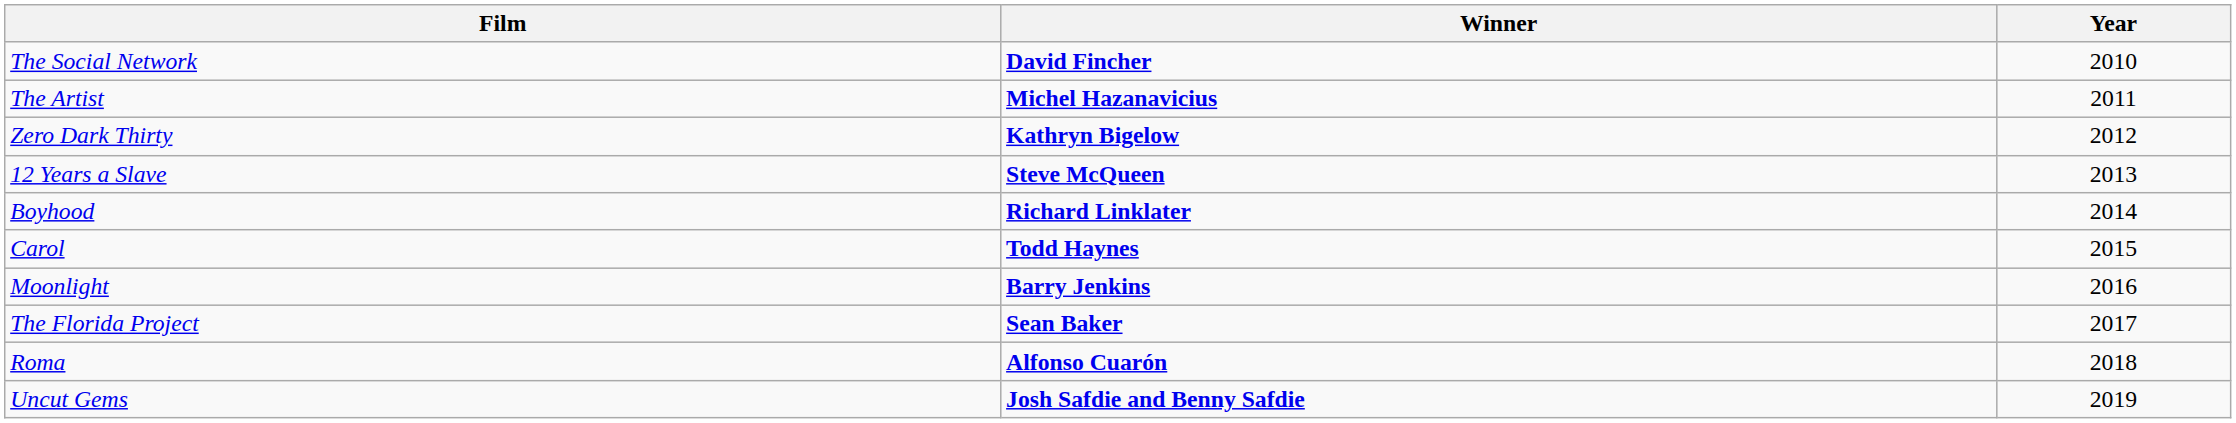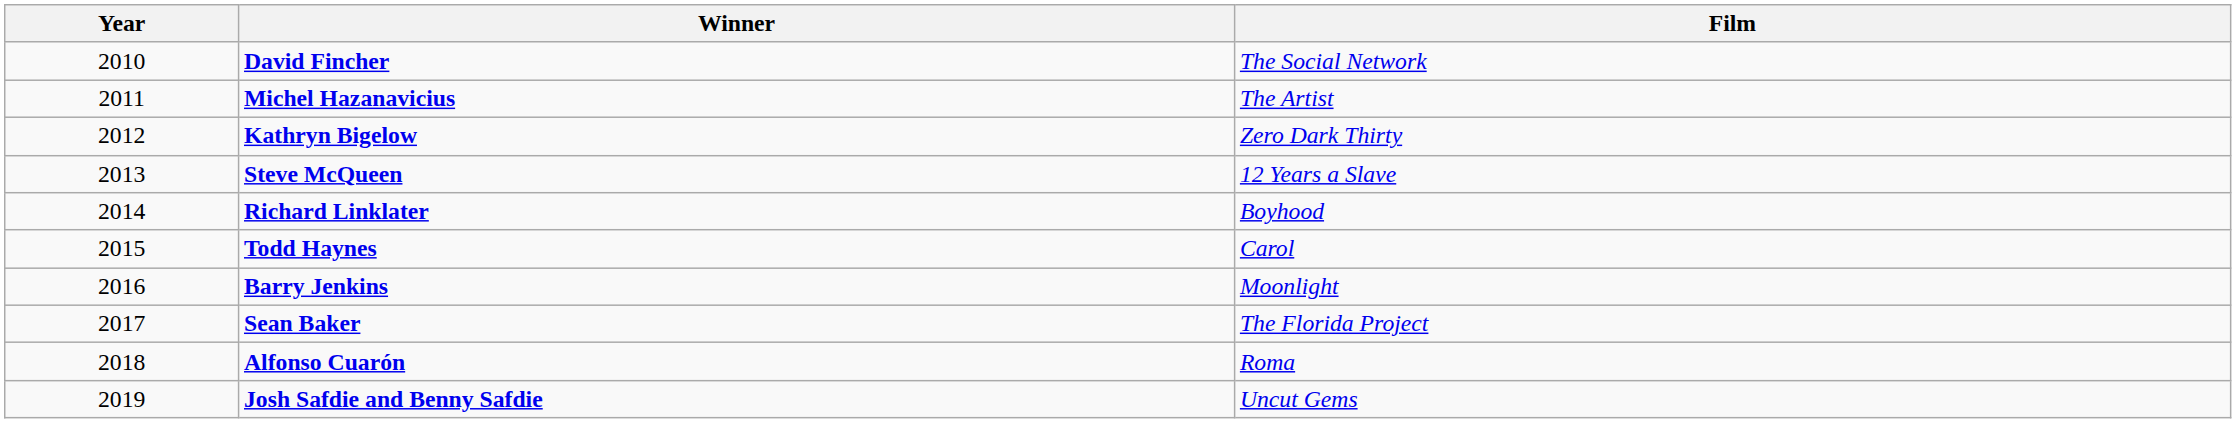columns swapped: (2113, 23) <-> (503, 23)
